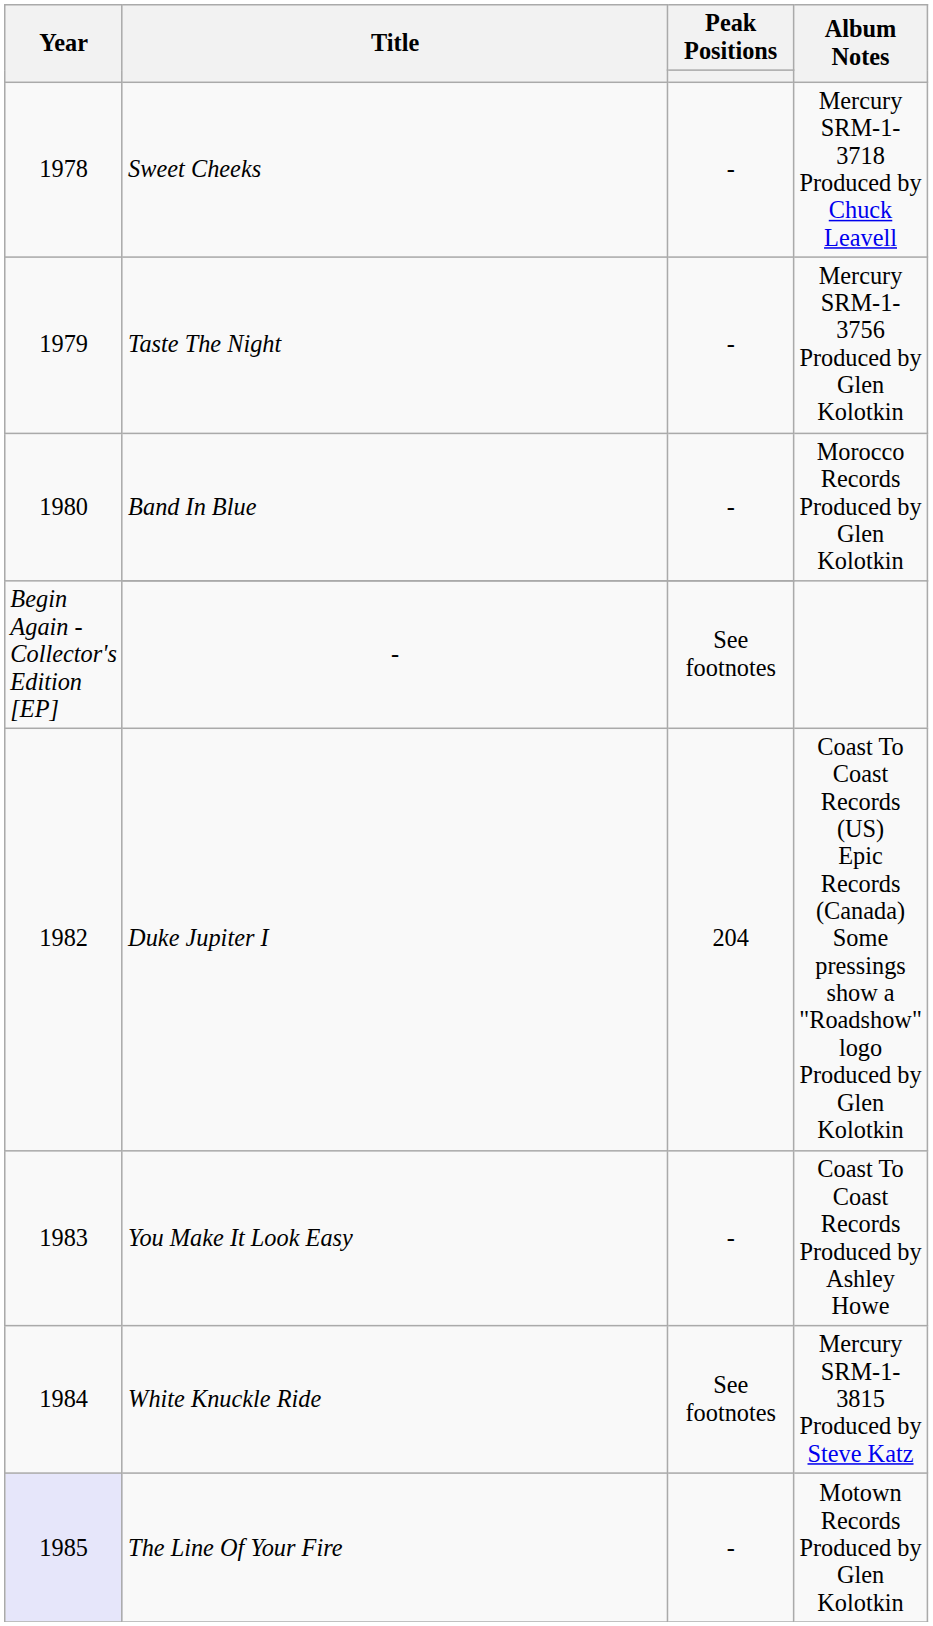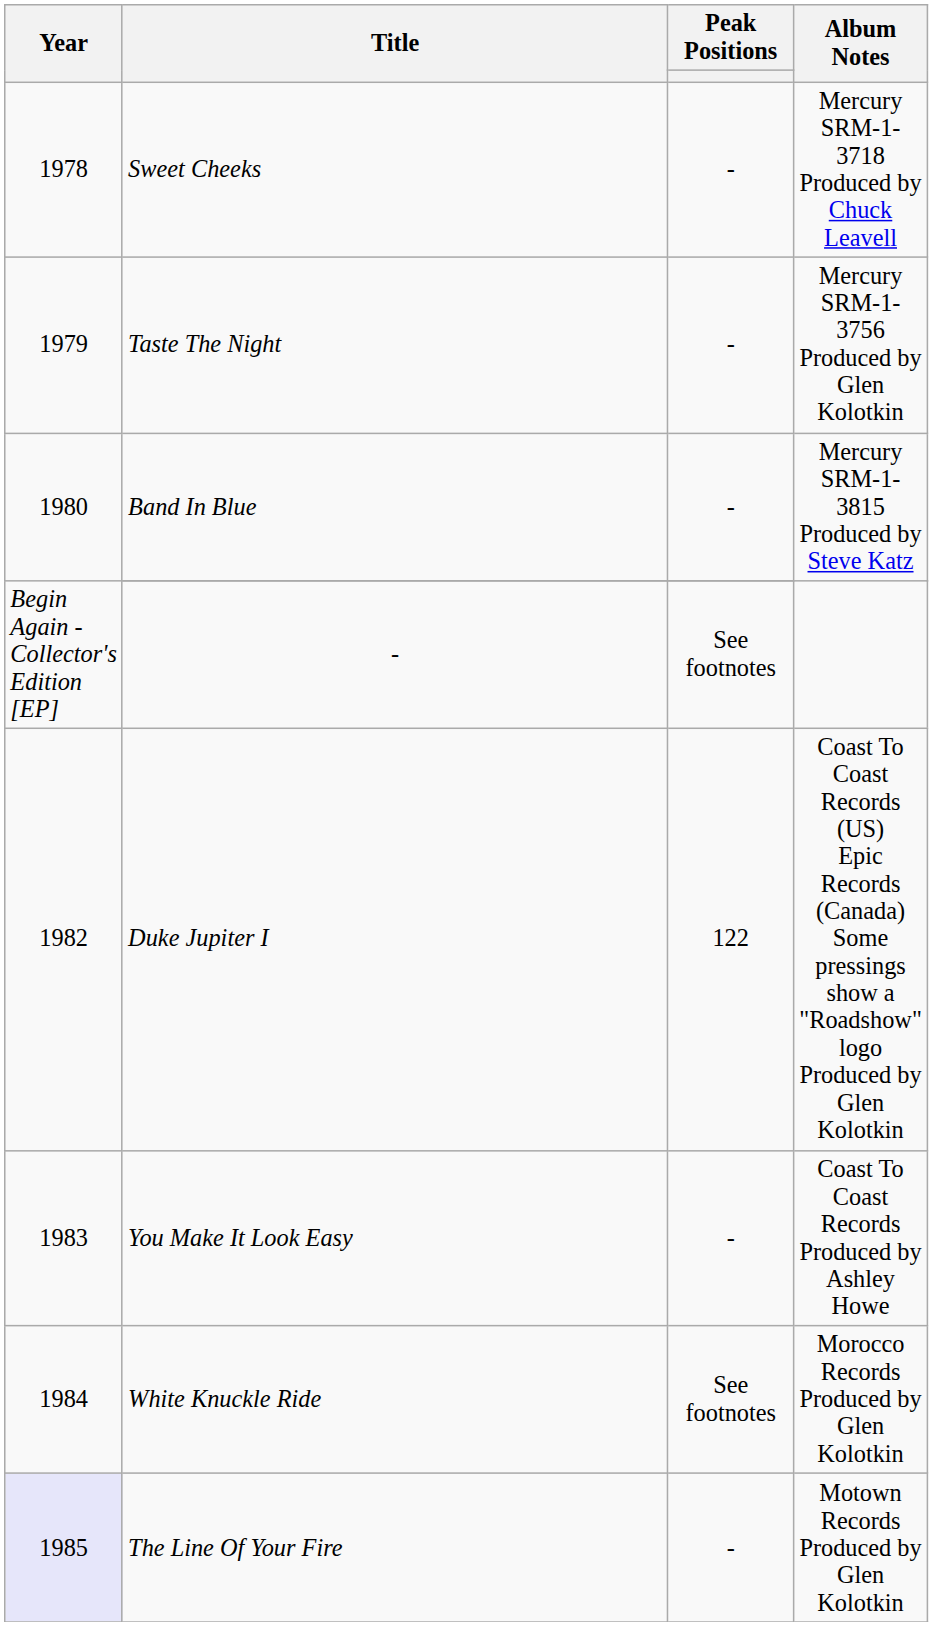(861, 506) Morocco Records Produced by Glen Kolotkin -> (861, 506) Mercury SRM-1-3815 Produced by Steve Katz
(731, 939) 204 -> (731, 939) 122
(861, 1399) Mercury SRM-1-3815 Produced by Steve Katz -> (861, 1399) Morocco Records Produced by Glen Kolotkin
